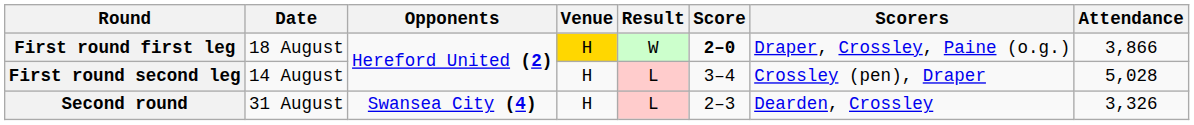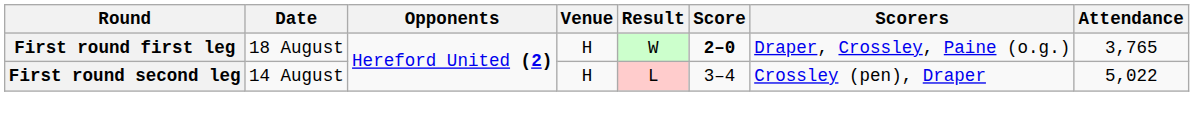(587, 48) gold background -> (587, 48) no background
(1131, 48) 3,866 -> (1131, 48) 3,765
(1131, 76) 5,028 -> (1131, 76) 5,022
- row: (125, 105)
